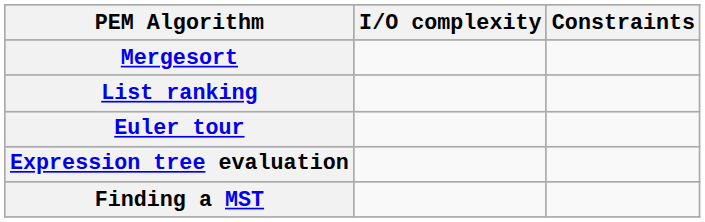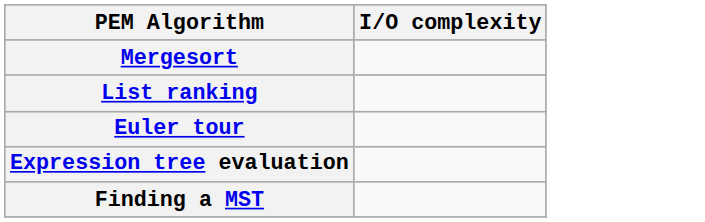- column: (624, 23)
